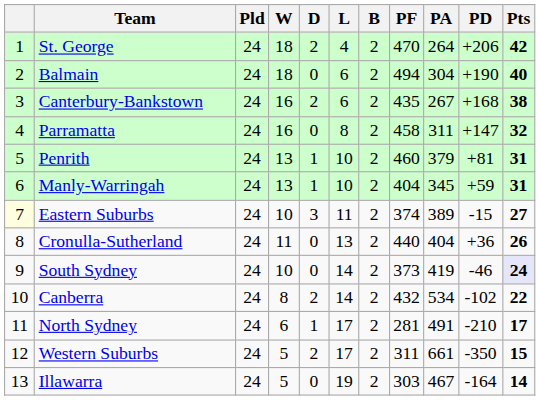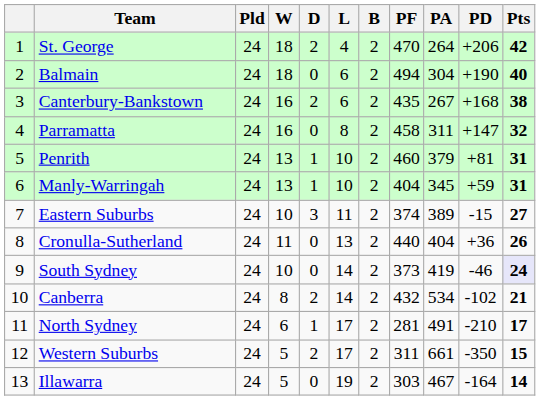(20, 213) lightyellow background -> (20, 213) no background
(519, 297) 22 -> (519, 297) 21
